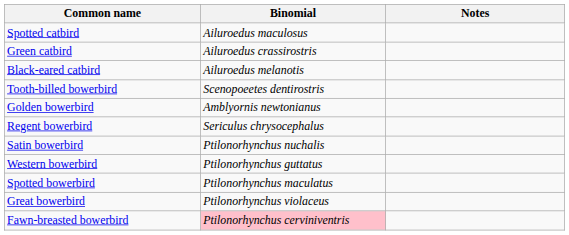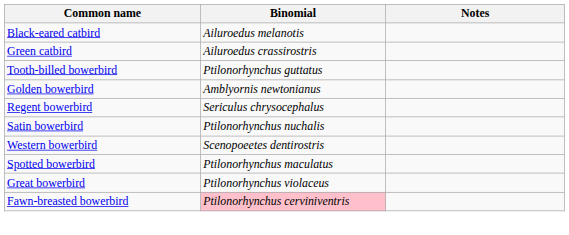- row: (43, 32)
rows swapped: (54, 70) <-> (39, 51)
(264, 88) Scenopoeetes dentirostris -> (263, 70) Ptilonorhynchus guttatus
(263, 164) Ptilonorhynchus guttatus -> (264, 145) Scenopoeetes dentirostris
